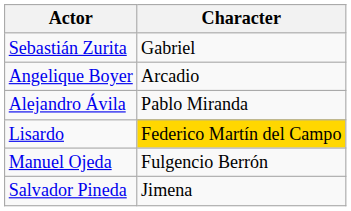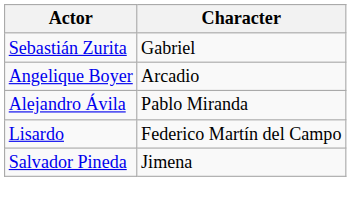(241, 133) gold background -> (241, 133) no background
- row: (60, 162)
